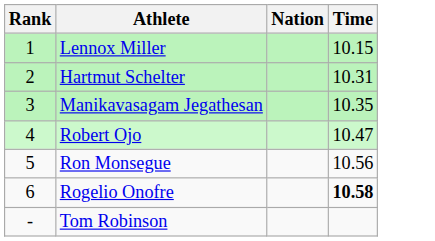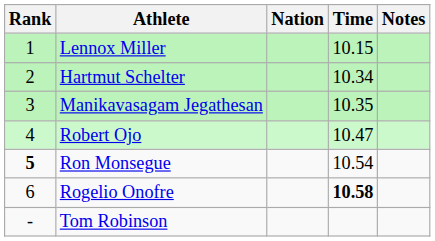+ column: (404, 18)
(353, 76) 10.31 -> (353, 76) 10.34
(30, 163) normal -> (30, 163) bold
(353, 163) 10.56 -> (353, 163) 10.54
